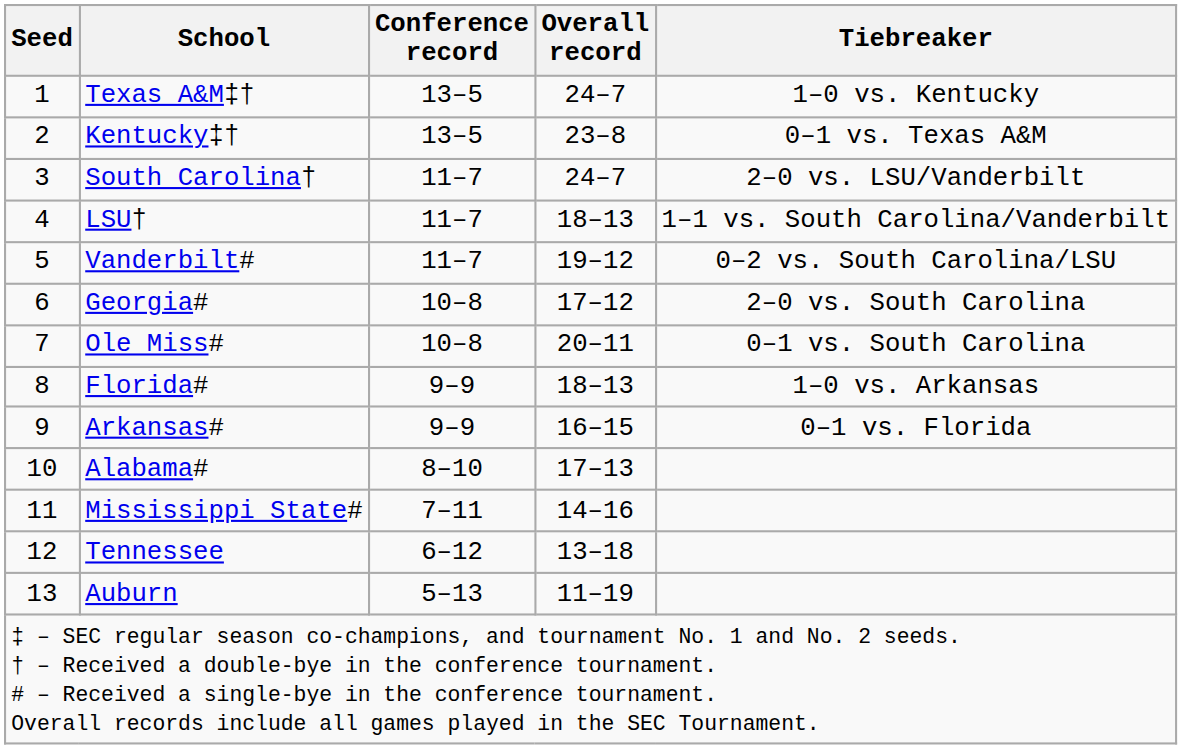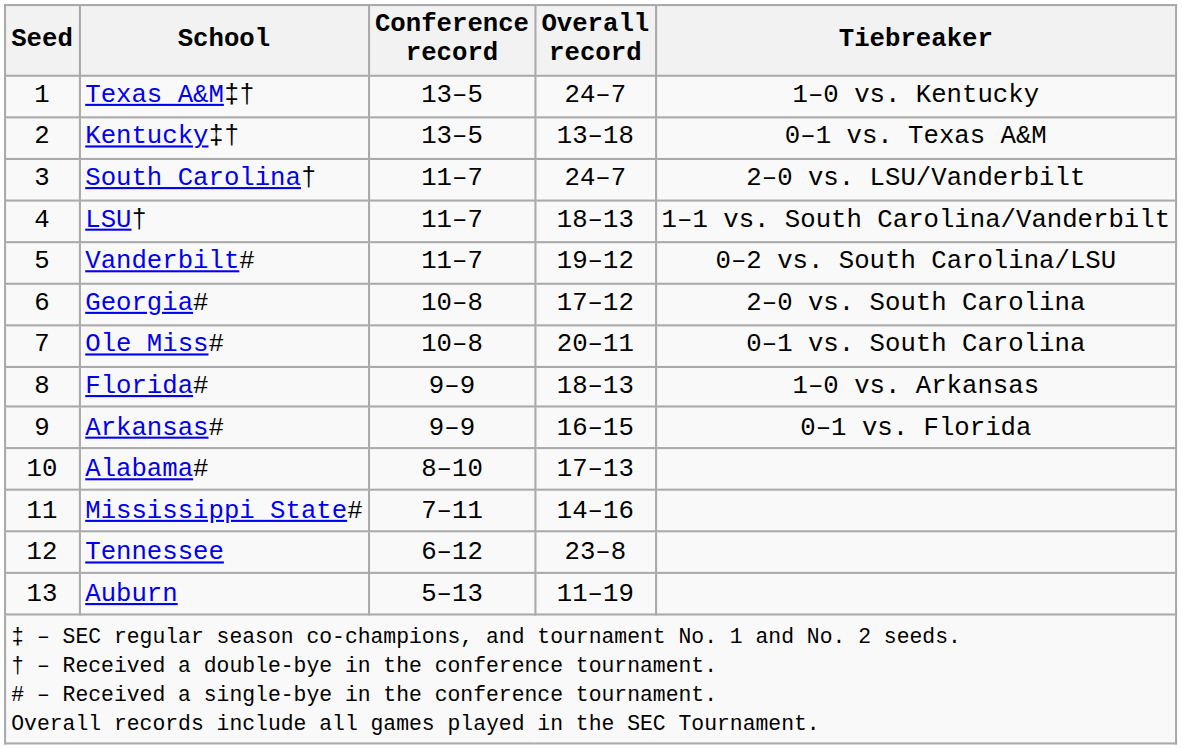(595, 138) 23–8 -> (595, 138) 13–18
(595, 553) 13–18 -> (595, 553) 23–8
